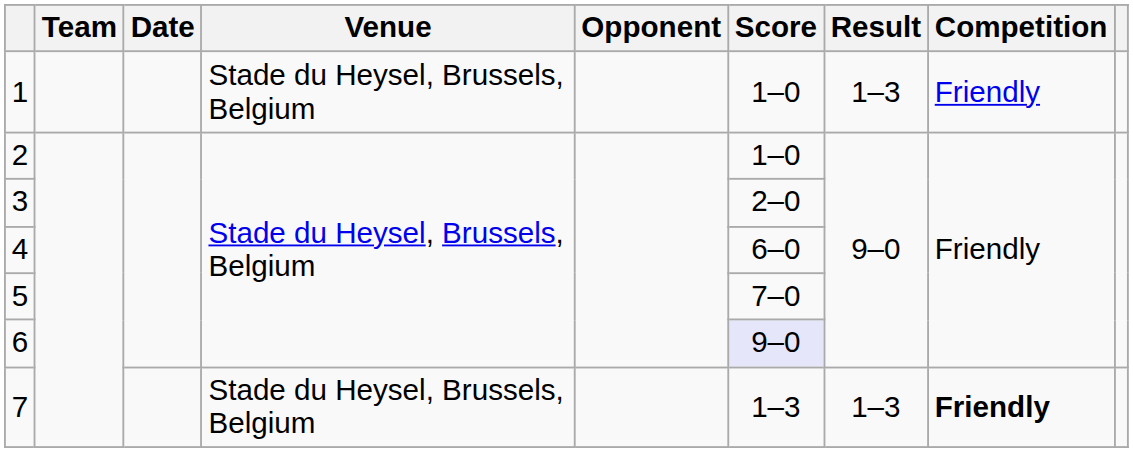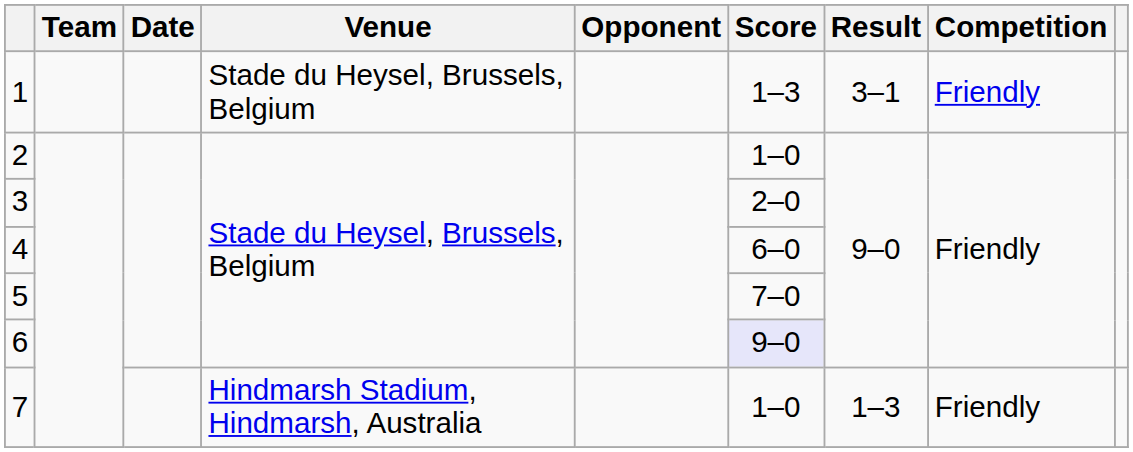(776, 91) 1–0 -> (776, 91) 1–3
(876, 91) 1–3 -> (876, 91) 3–1
(386, 406) Stade du Heysel, Brussels, Belgium -> (345, 406) Hindmarsh Stadium, Hindmarsh, Australia
(776, 406) 1–3 -> (776, 406) 1–0
(992, 406) bold -> (987, 406) normal
